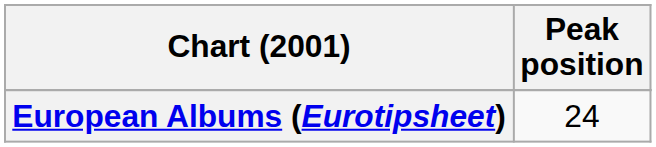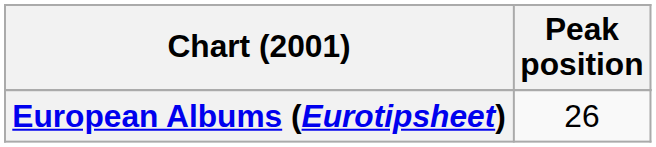(582, 115) 24 -> (582, 115) 26
